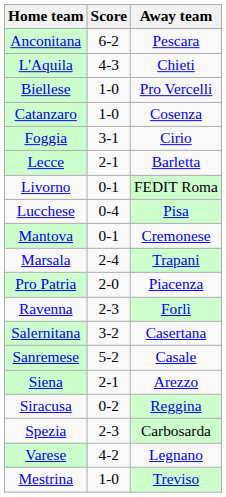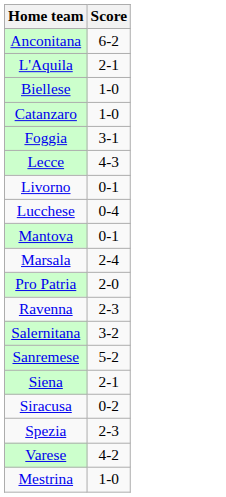- column: (176, 16)
(109, 65) 4-3 -> (109, 65) 2-1
(109, 162) 2-1 -> (109, 162) 4-3
